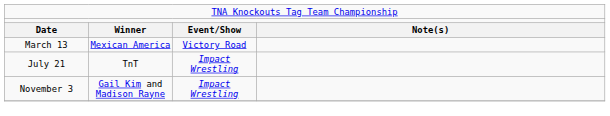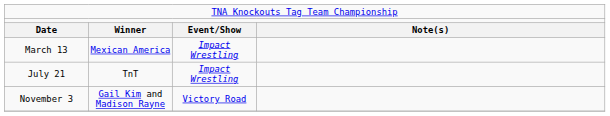(214, 45) Victory Road -> (214, 50) Impact Wrestling
(214, 89) Impact Wrestling -> (214, 99) Victory Road
